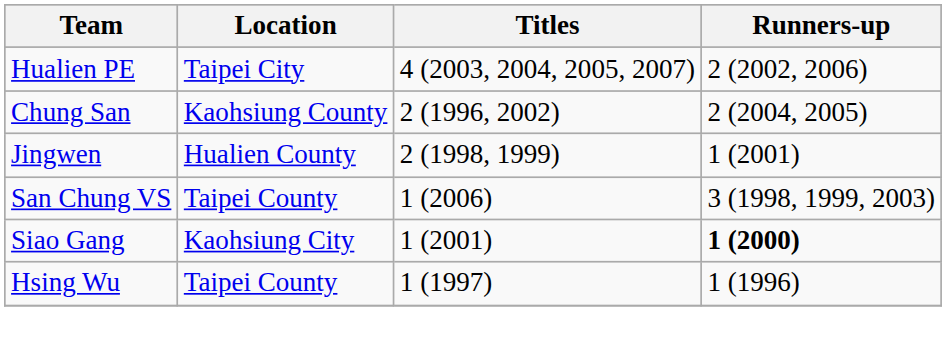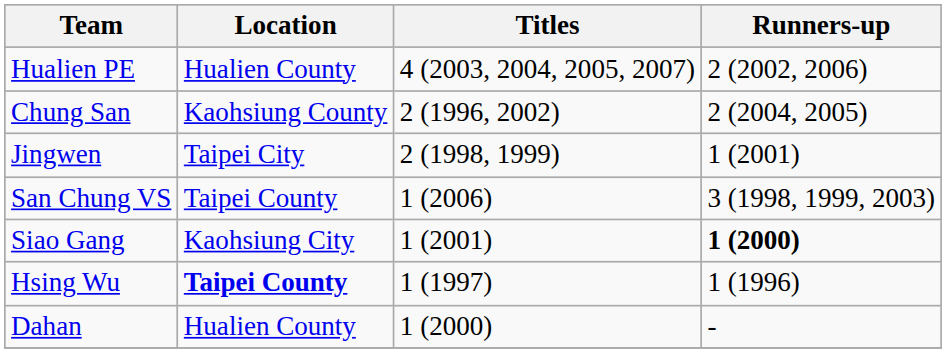(244, 68) Taipei City -> (270, 68) Hualien County
(270, 154) Hualien County -> (244, 154) Taipei City
(261, 283) normal -> (266, 283) bold
+ row: (46, 326)
